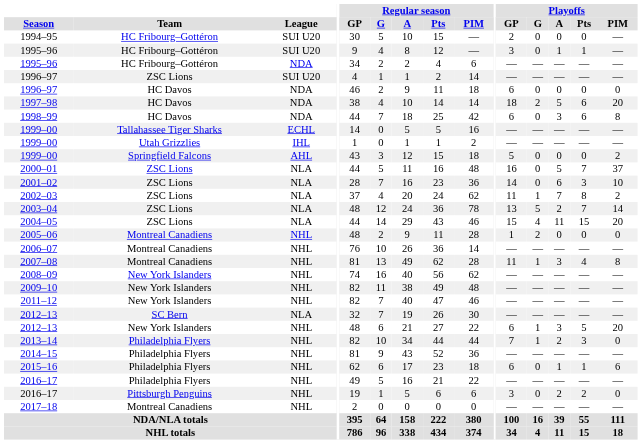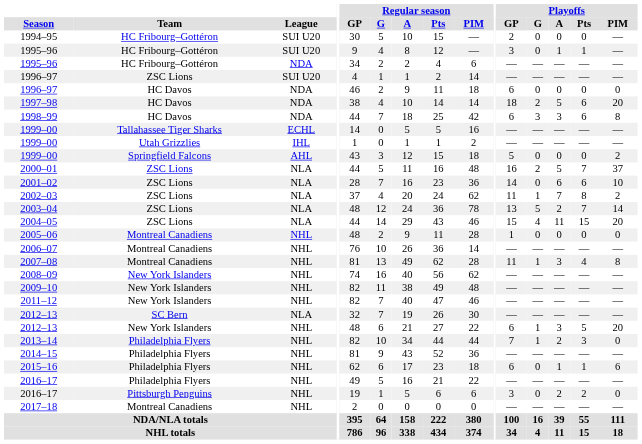(538, 116) 0 -> (538, 116) 3
(538, 169) 0 -> (538, 169) 2
(584, 182) 3 -> (584, 182) 6
(538, 235) 2 -> (538, 235) 0
